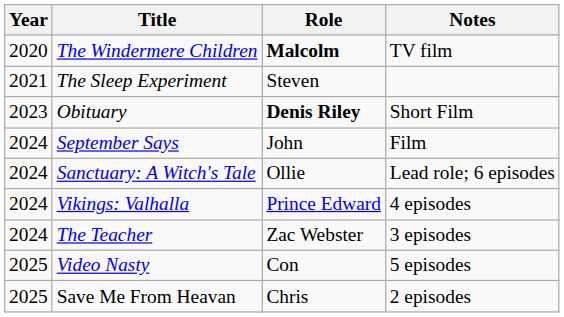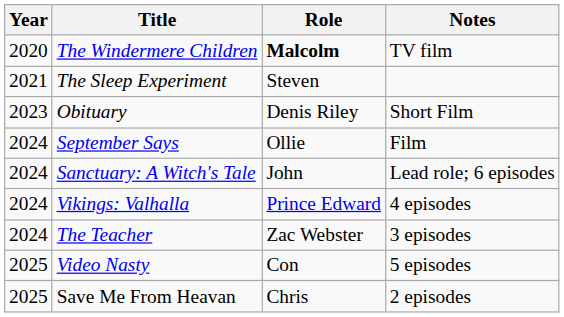(313, 111) bold -> (312, 111) normal
(285, 142) John -> (286, 142) Ollie
(286, 173) Ollie -> (285, 173) John
